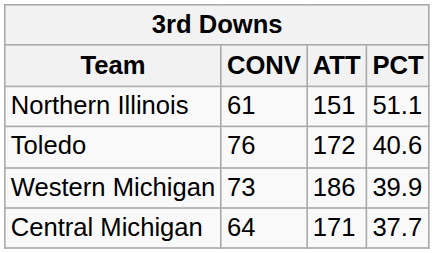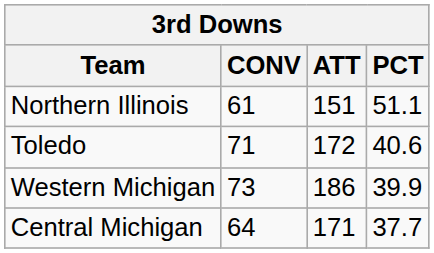(241, 146) 76 -> (241, 146) 71
